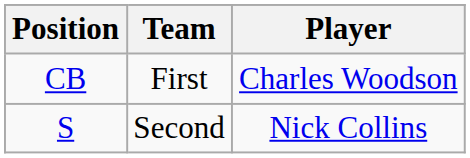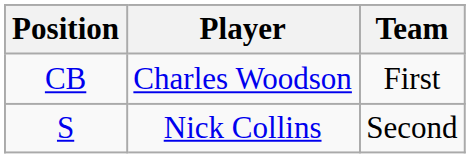columns swapped: (348, 29) <-> (179, 29)
